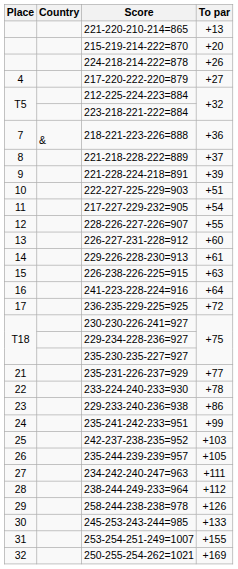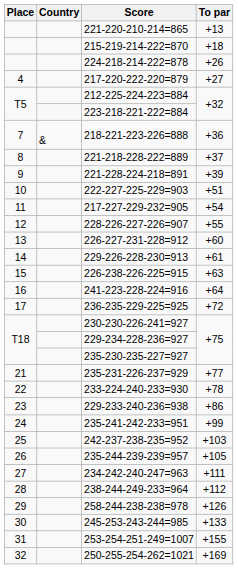(214, 46) +20 -> (214, 46) +18
